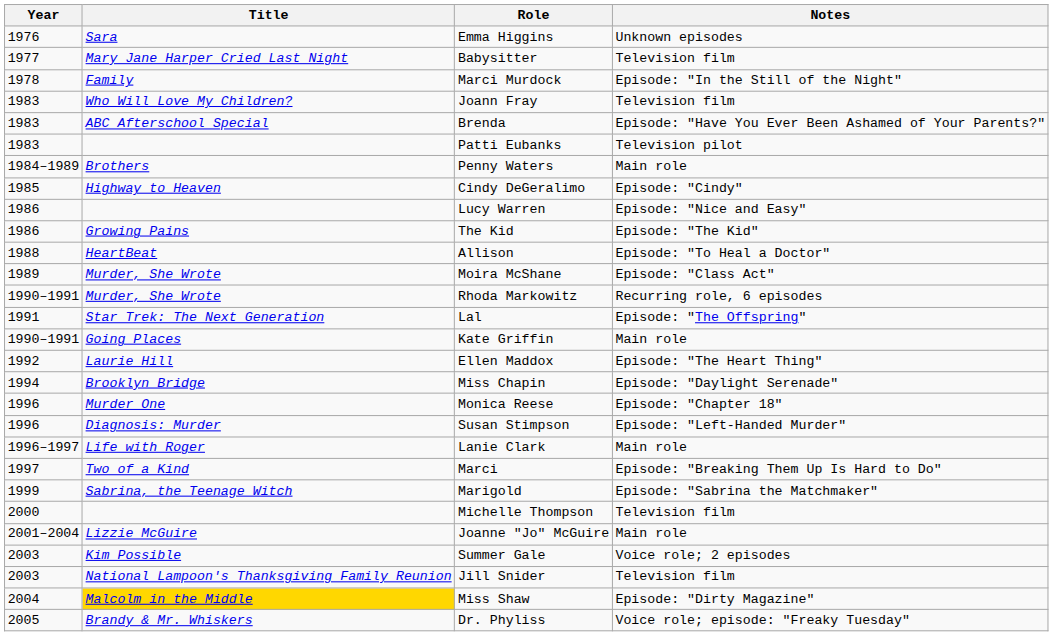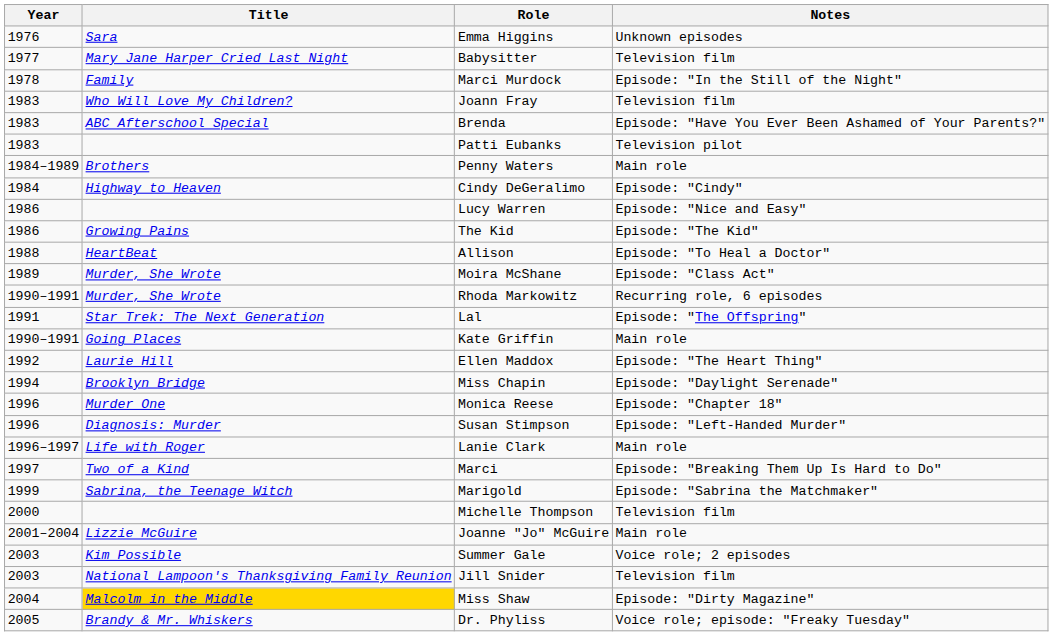(24, 188) 1985 -> (24, 188) 1984
